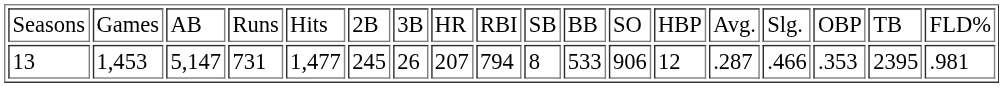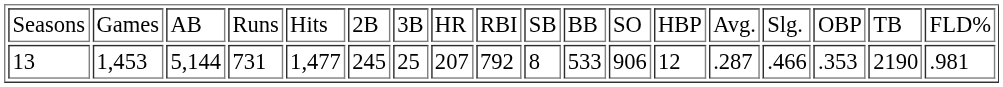(196, 61) 5,147 -> (196, 61) 5,144
(409, 61) 26 -> (409, 61) 25
(497, 61) 794 -> (497, 61) 792
(896, 61) 2395 -> (896, 61) 2190
